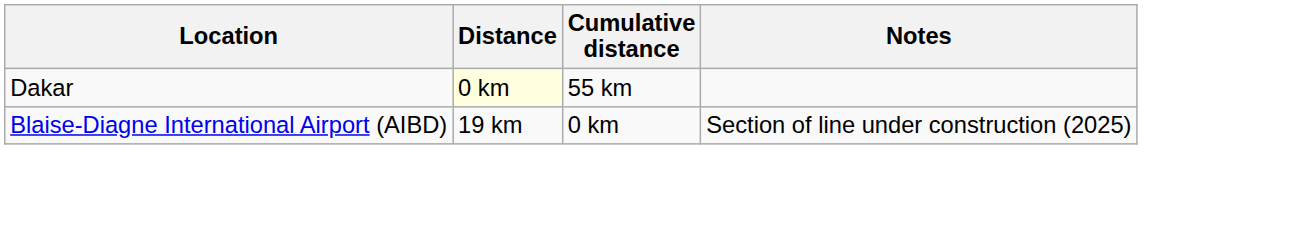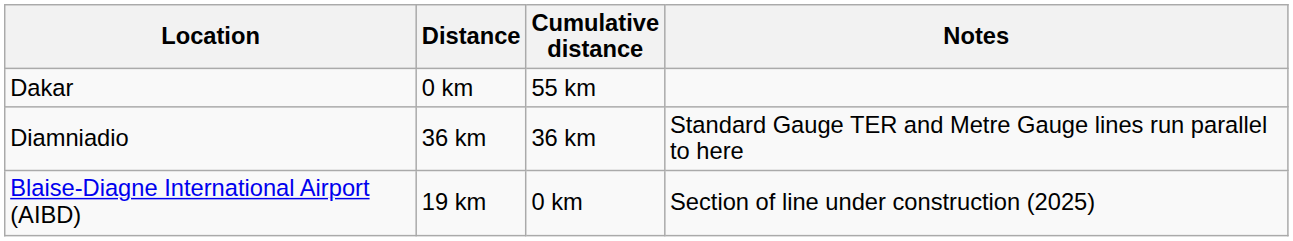(484, 87) lightyellow background -> (447, 87) no background
+ row: (69, 138)
